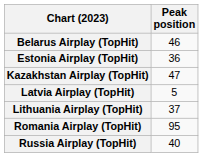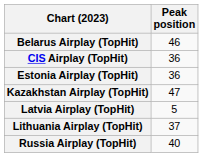+ row: (78, 59)
- row: (78, 127)
